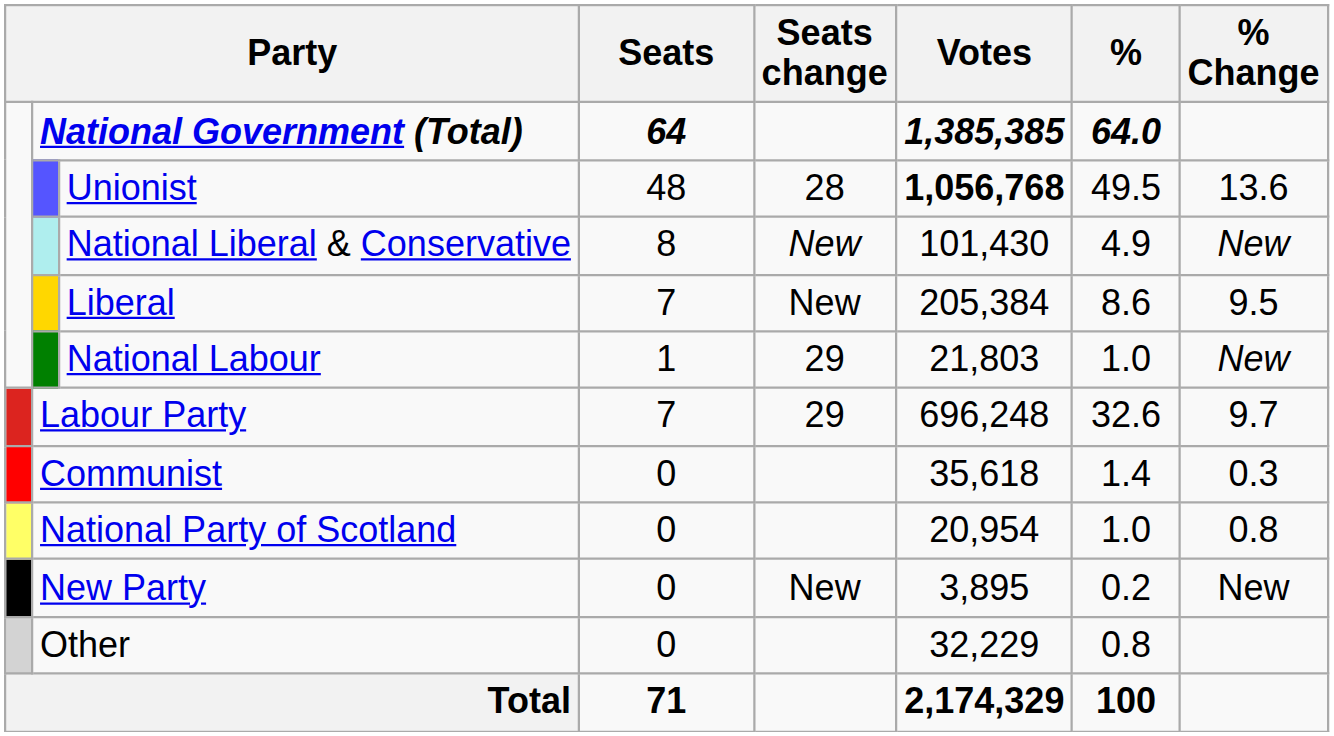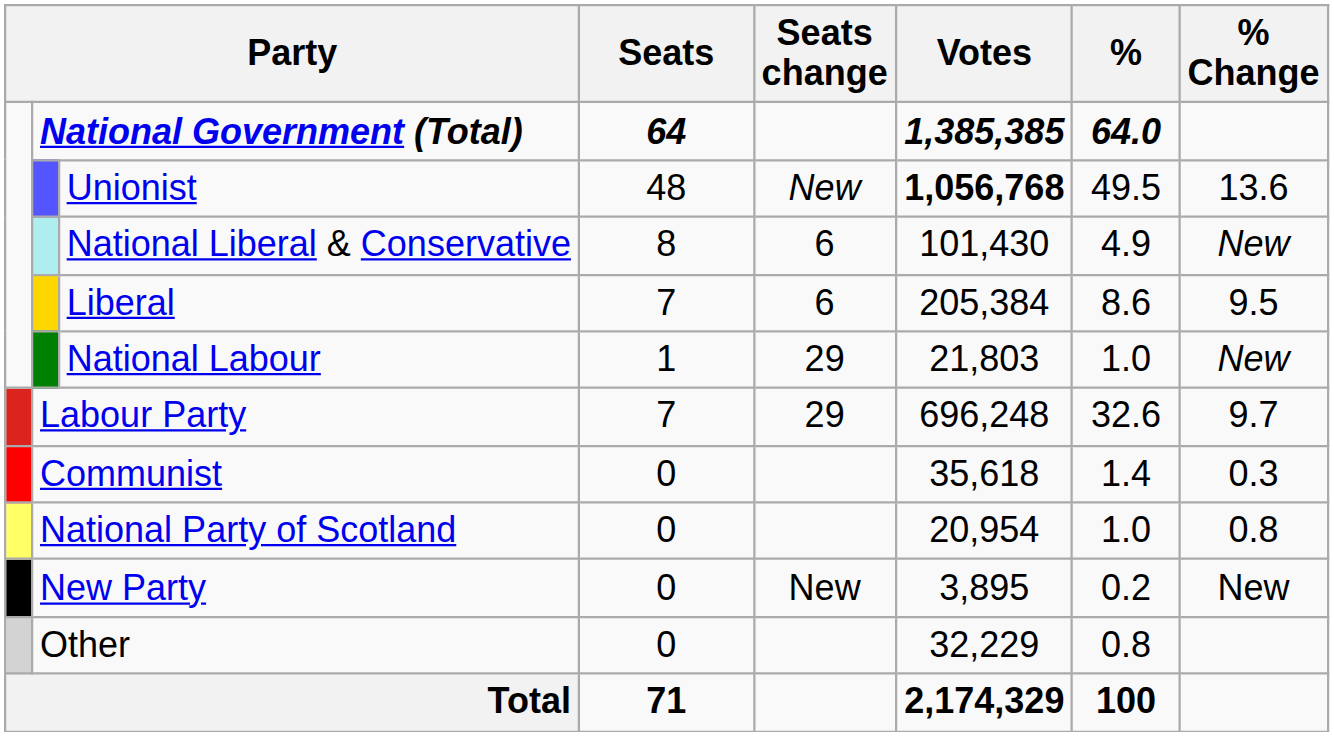(825, 187) 28 -> (825, 187) New
(825, 244) New -> (825, 244) 6
(825, 301) New -> (825, 301) 6
